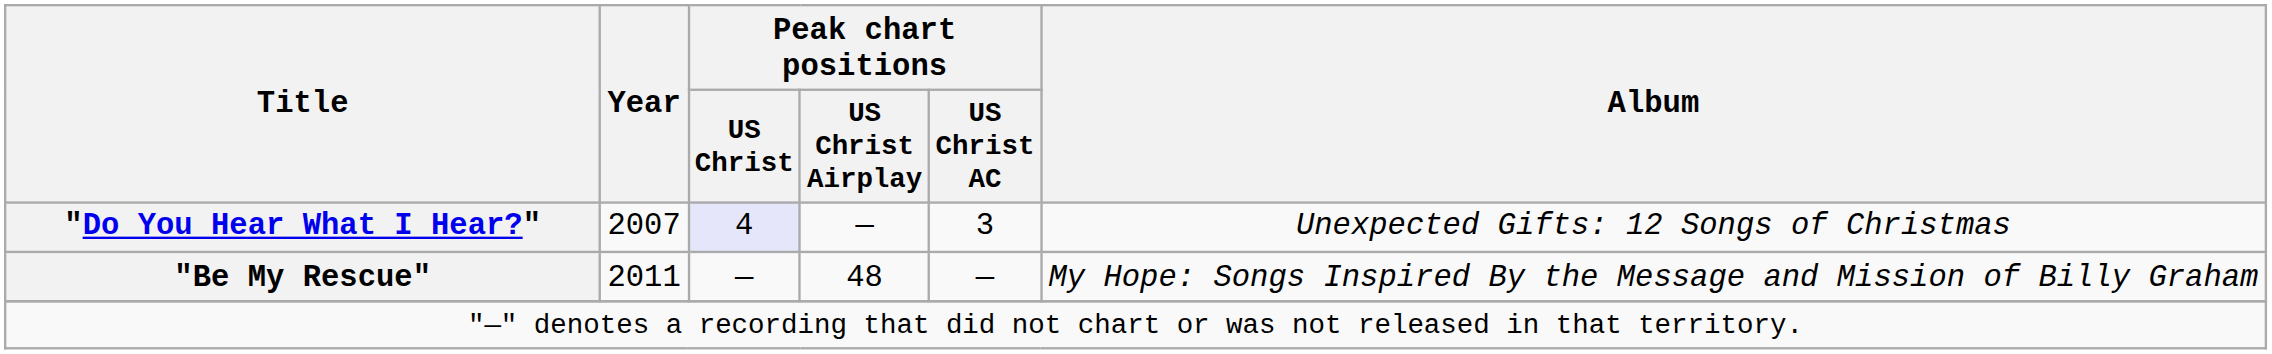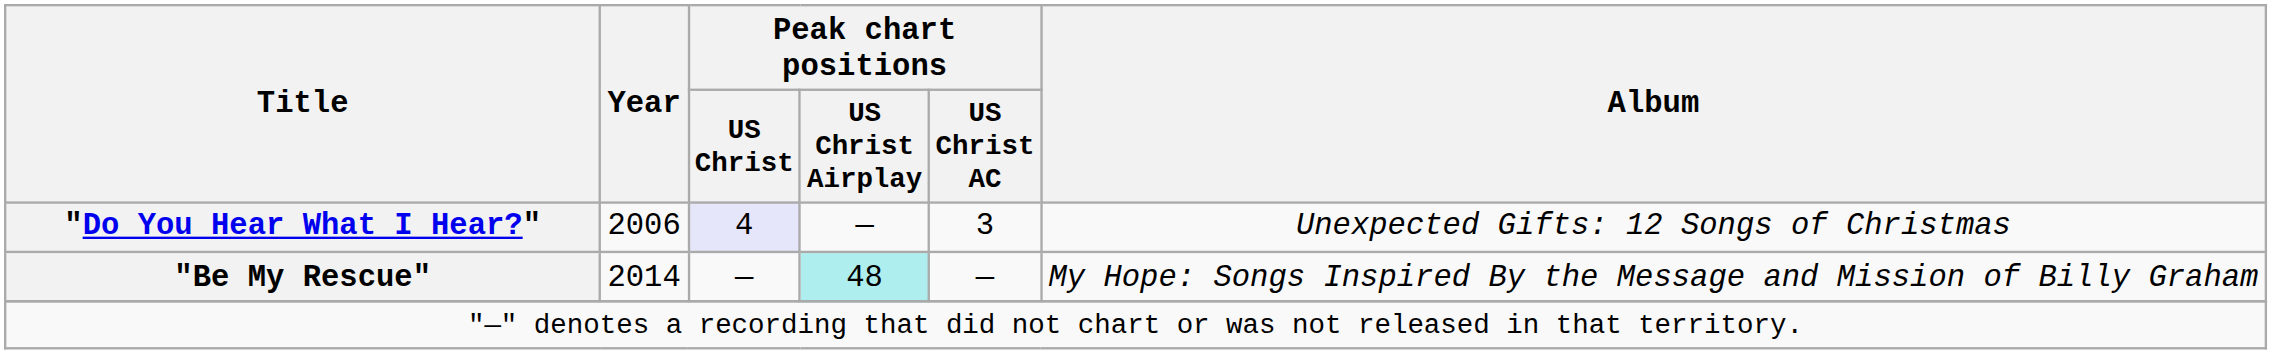(644, 227) 2007 -> (644, 227) 2006
(644, 277) 2011 -> (644, 277) 2014
(865, 277) no background -> (865, 277) paleturquoise background
